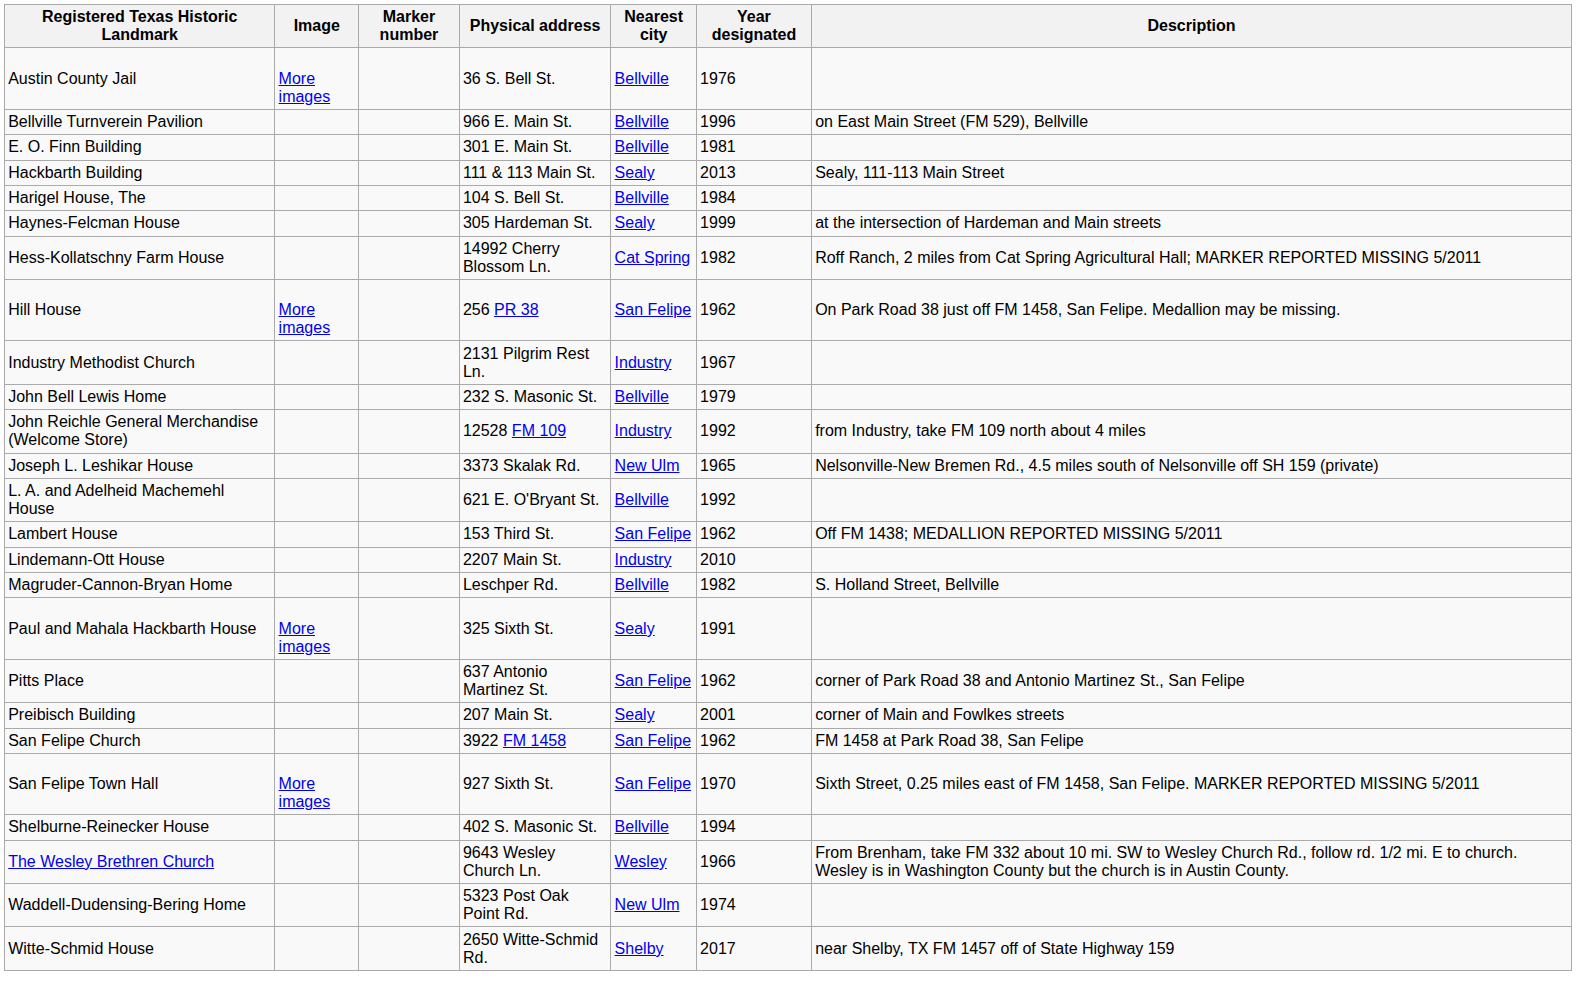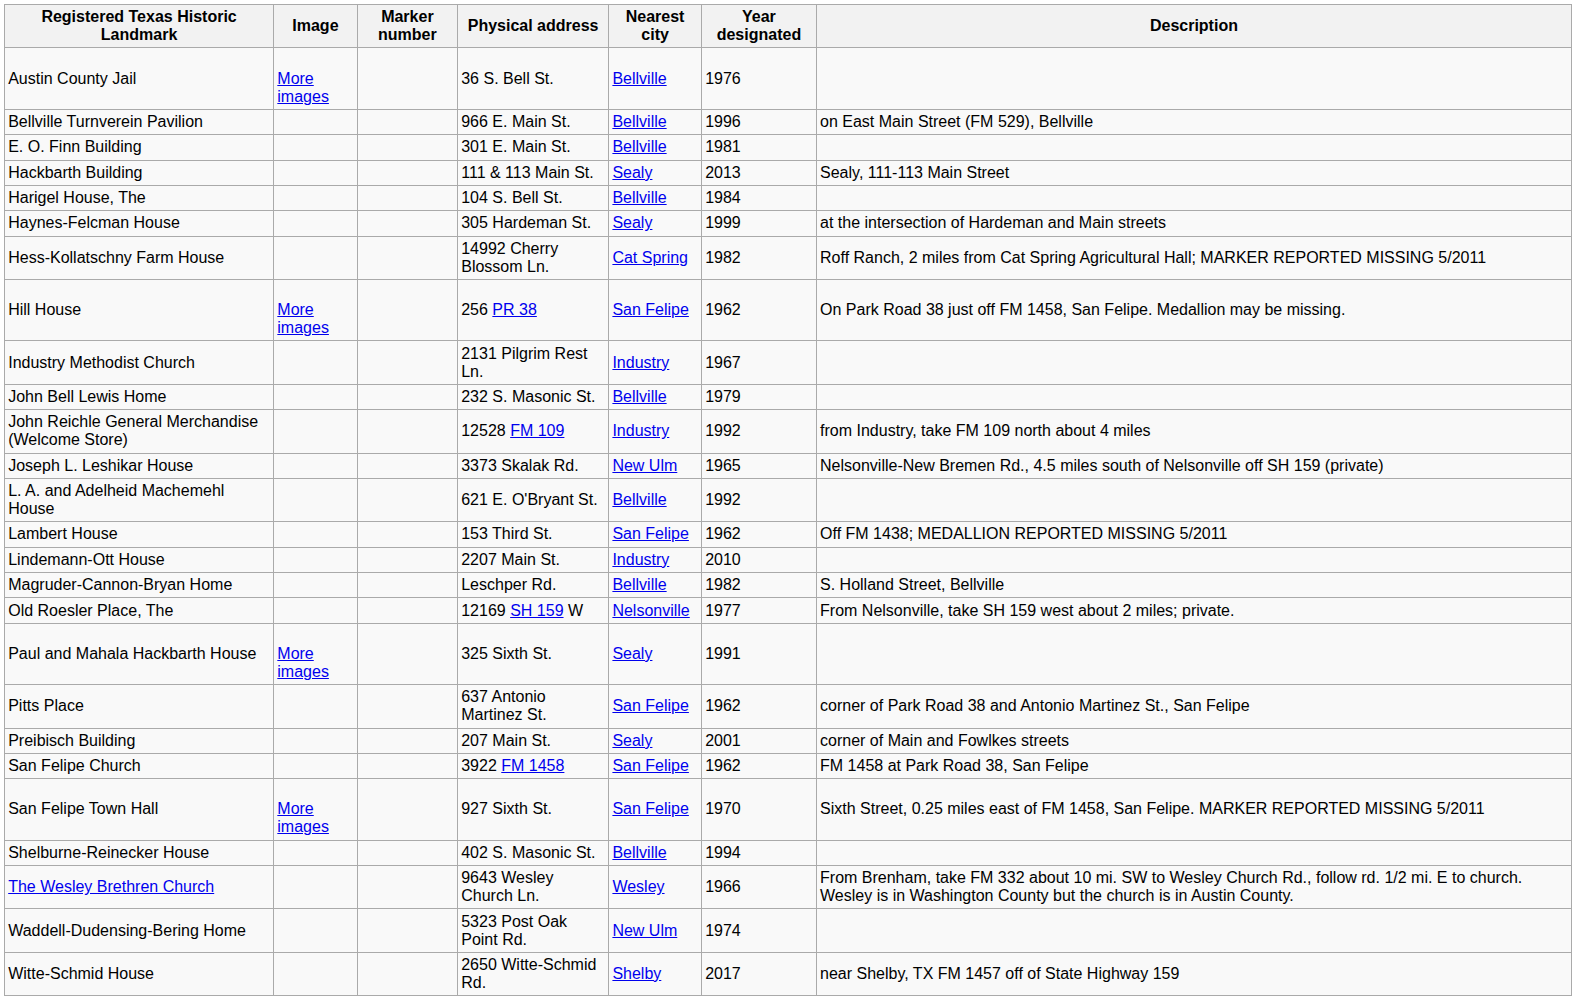+ row: (91, 610)
